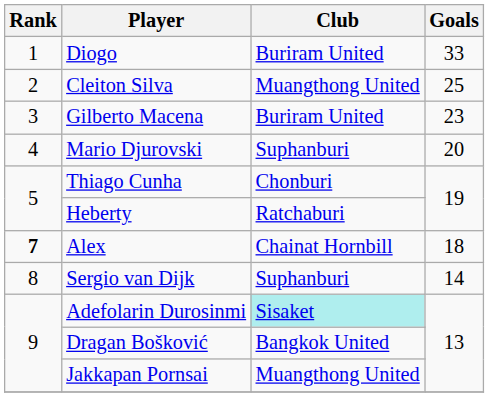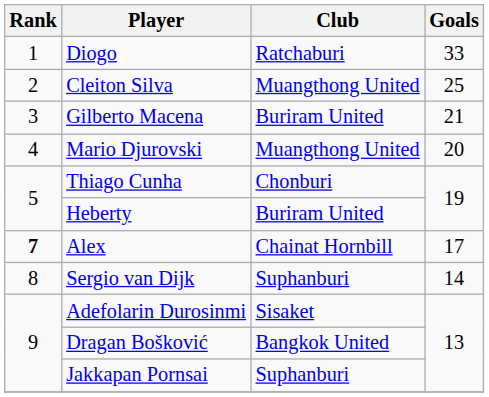(320, 52) Buriram United -> (300, 52) Ratchaburi
(454, 117) 23 -> (454, 117) 21
(302, 149) Suphanburi -> (338, 149) Muangthong United
(300, 213) Ratchaburi -> (320, 213) Buriram United
(454, 246) 18 -> (454, 246) 17
(285, 310) paleturquoise background -> (285, 310) no background
(338, 375) Muangthong United -> (302, 375) Suphanburi
